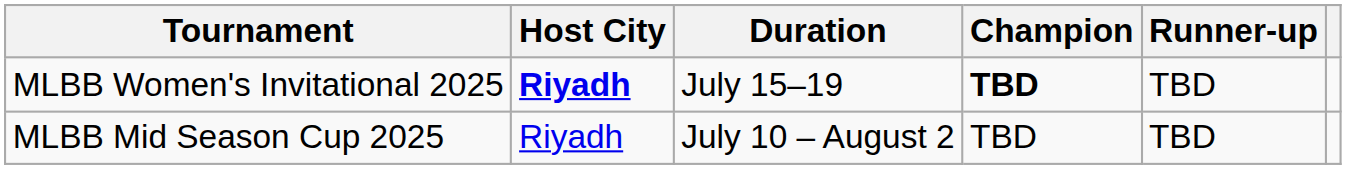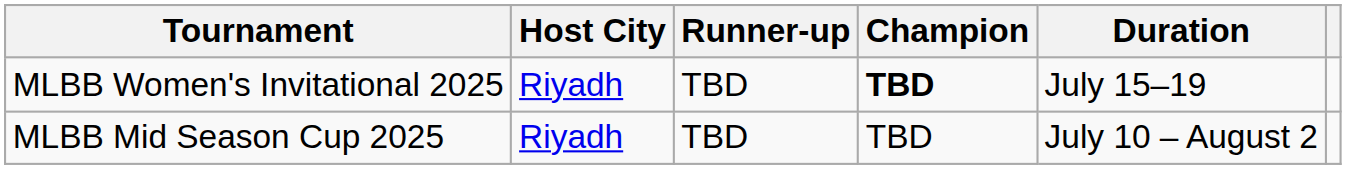columns swapped: (818, 31) <-> (1233, 31)
(575, 84) bold -> (571, 84) normal
